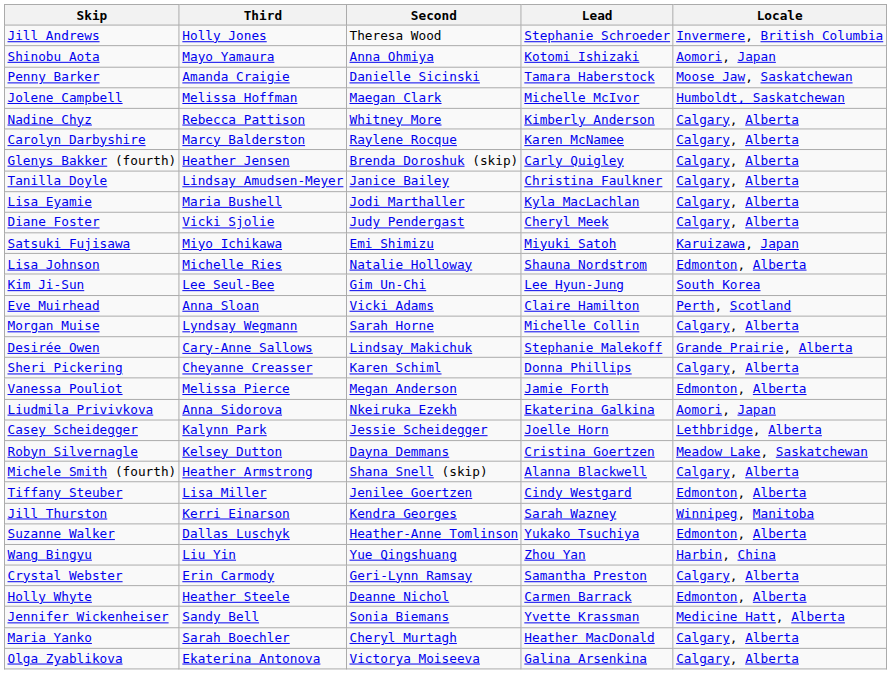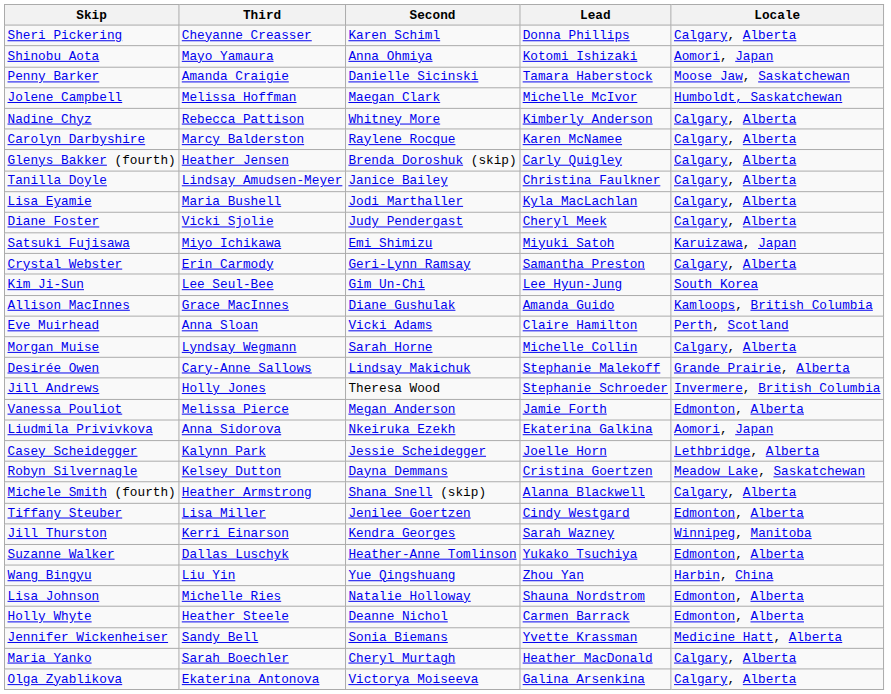rows swapped: (54, 36) <-> (65, 368)
rows swapped: (54, 264) <-> (65, 575)
+ row: (69, 306)
